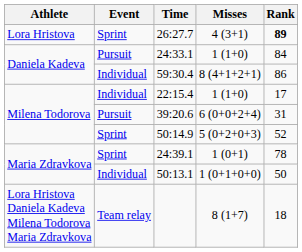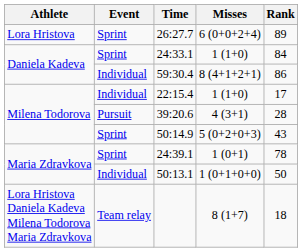(230, 34) 4 (3+1) -> (230, 34) 6 (0+0+2+4)
(281, 34) bold -> (281, 34) normal
(114, 54) Pursuit -> (112, 54) Sprint
(230, 114) 6 (0+0+2+4) -> (230, 114) 4 (3+1)
(281, 114) 31 -> (281, 114) 28
(281, 134) 52 -> (281, 134) 43
